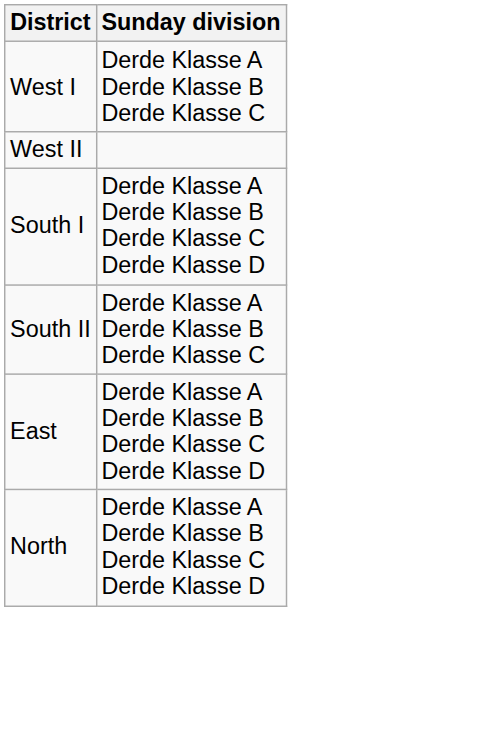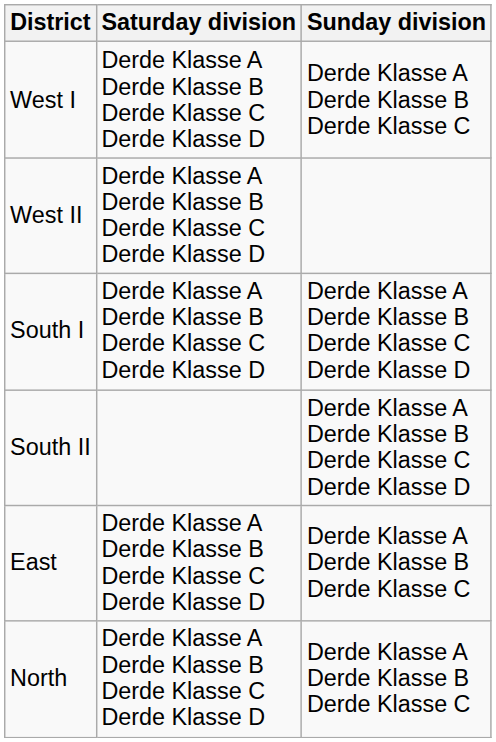+ column: (199, 23)
(183, 328) Derde Klasse A Derde Klasse B Derde Klasse C -> (389, 447) Derde Klasse A Derde Klasse B Derde Klasse C Derde Klasse D
(183, 431) Derde Klasse A Derde Klasse B Derde Klasse C Derde Klasse D -> (389, 563) Derde Klasse A Derde Klasse B Derde Klasse C
(183, 547) Derde Klasse A Derde Klasse B Derde Klasse C Derde Klasse D -> (389, 678) Derde Klasse A Derde Klasse B Derde Klasse C
